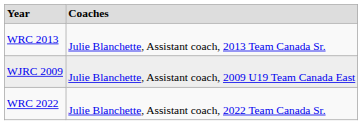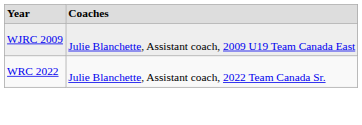- row: (33, 39)
